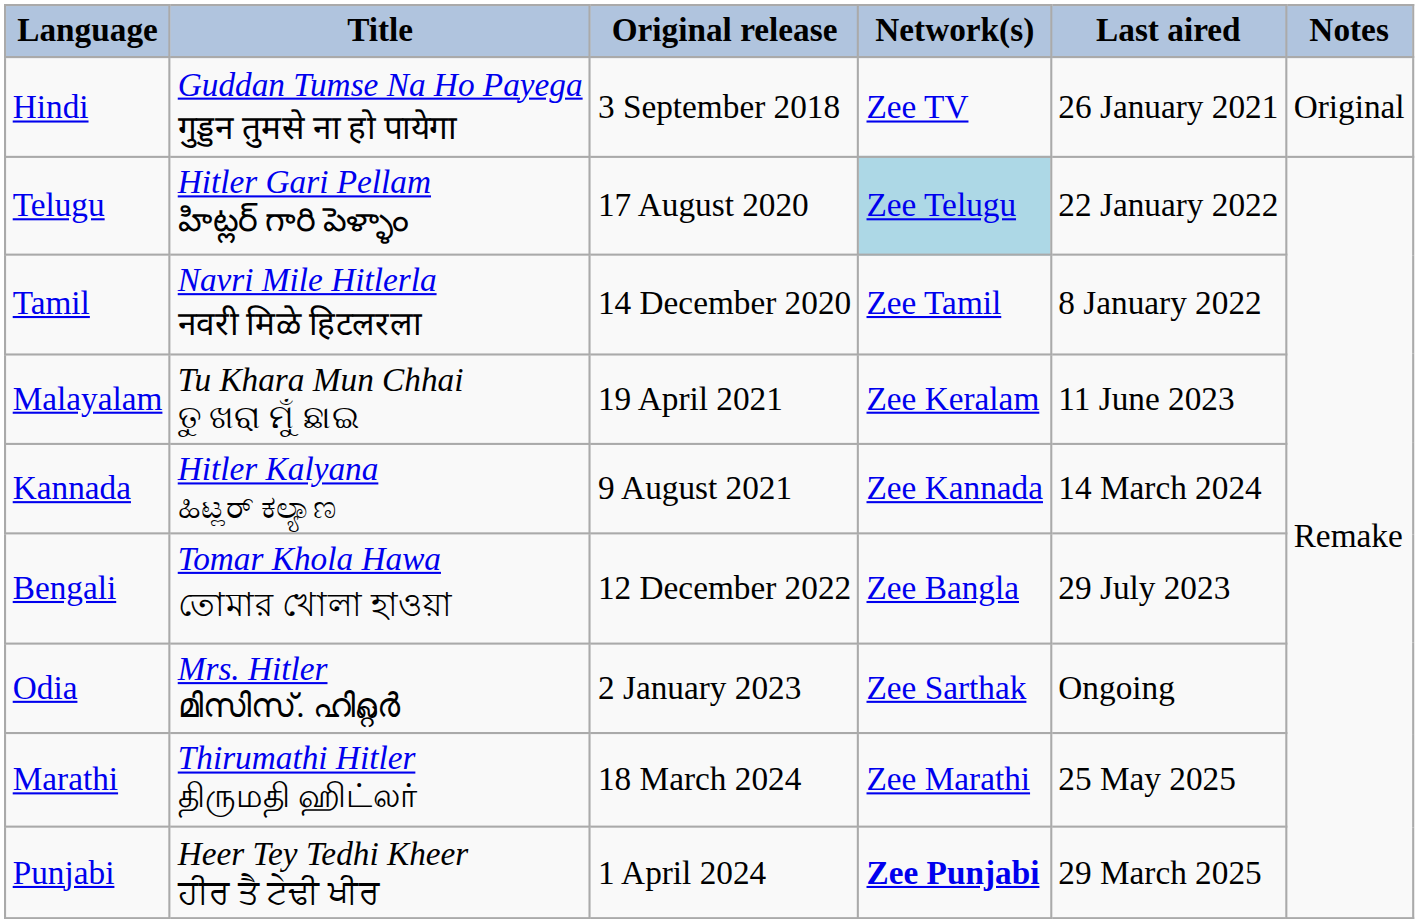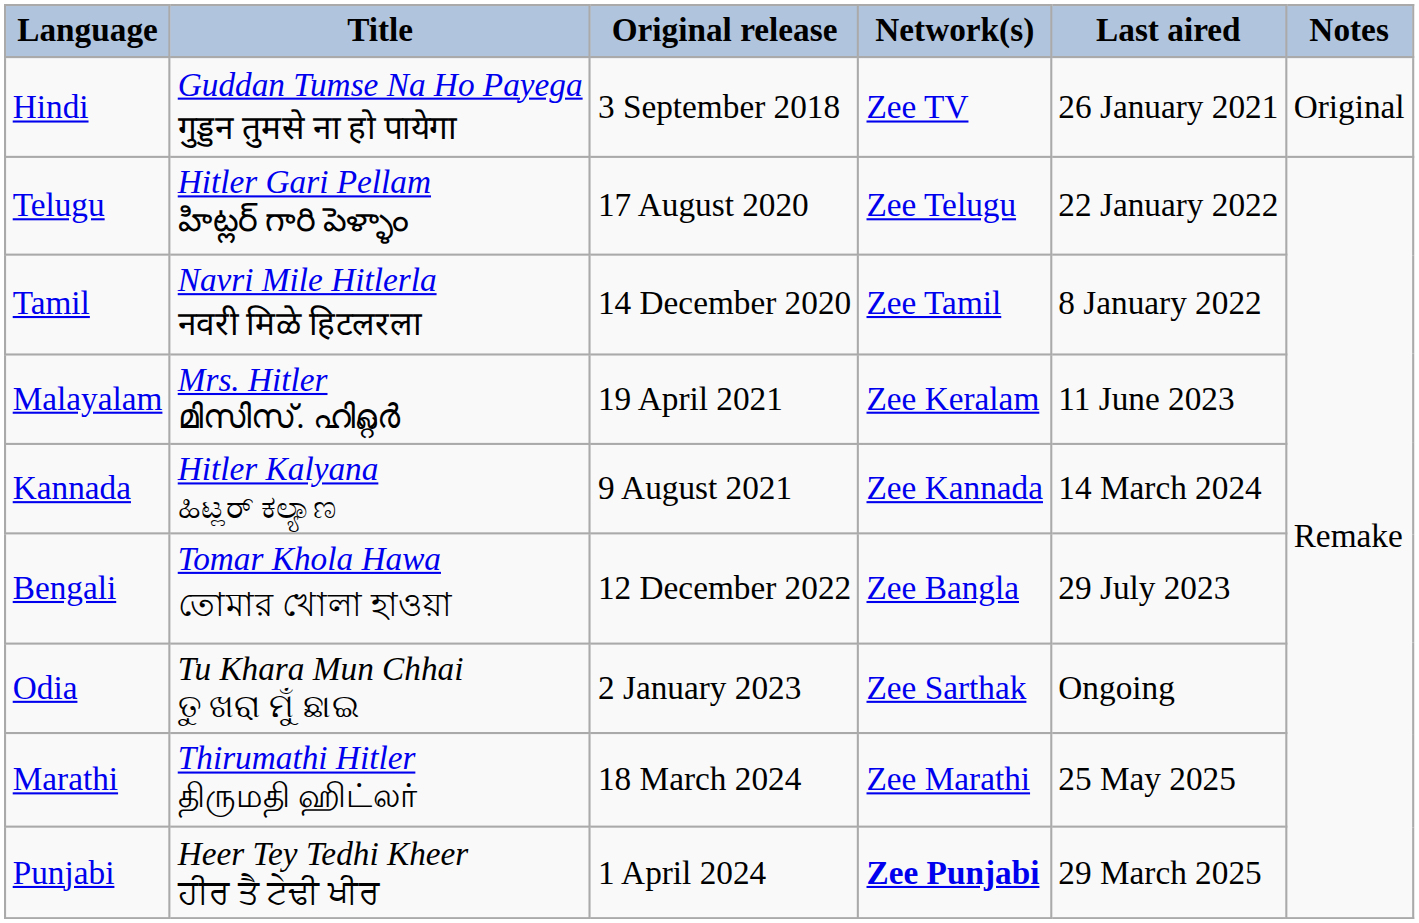(941, 205) lightblue background -> (941, 205) no background
(321, 398) Tu Khara Mun Chhai ତୁ ଖରା ମୁଁ ଛାଇ -> (289, 398) Mrs. Hitler മിസിസ്. ഹിറ്റ്ലർ
(289, 687) Mrs. Hitler മിസിസ്. ഹിറ്റ്ലർ -> (321, 687) Tu Khara Mun Chhai ତୁ ଖରା ମୁଁ ଛାଇ
